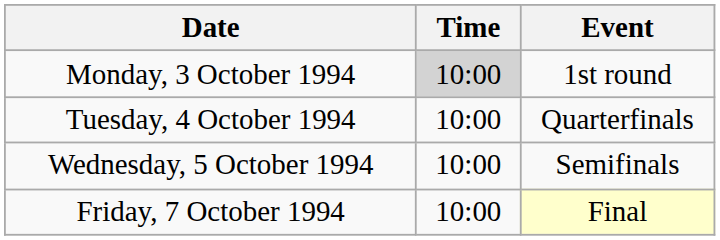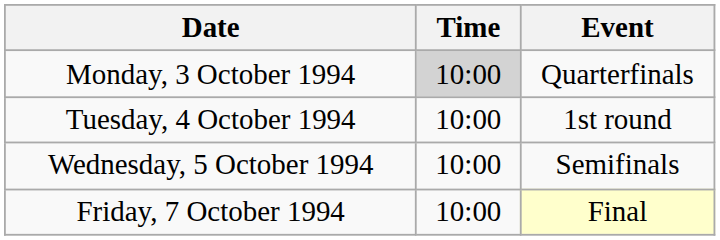(617, 73) 1st round -> (617, 73) Quarterfinals
(617, 119) Quarterfinals -> (617, 119) 1st round
